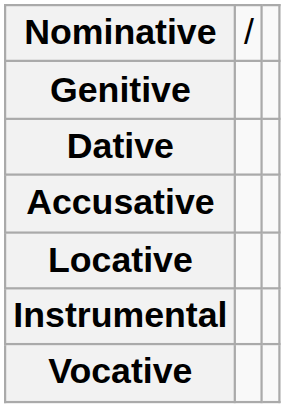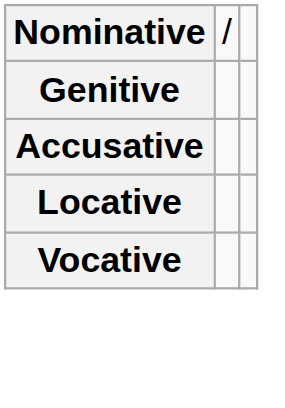- row: (120, 145)
- row: (120, 315)
